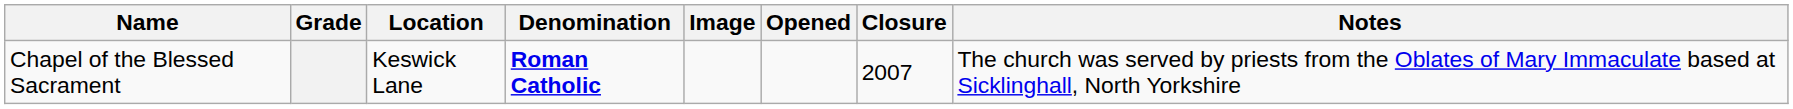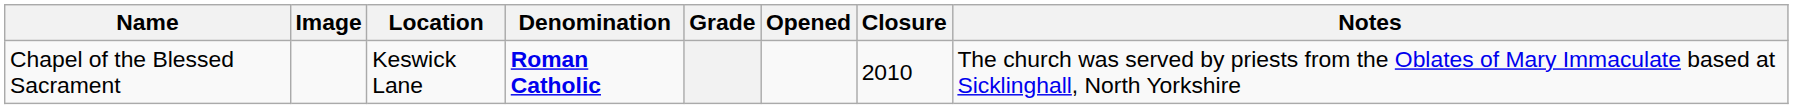columns swapped: (722, 22) <-> (329, 22)
(887, 71) 2007 -> (887, 71) 2010
